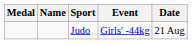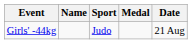columns swapped: (21, 13) <-> (125, 13)
